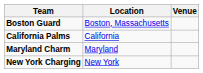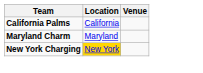- row: (33, 23)
(102, 62) no background -> (102, 49) gold background
